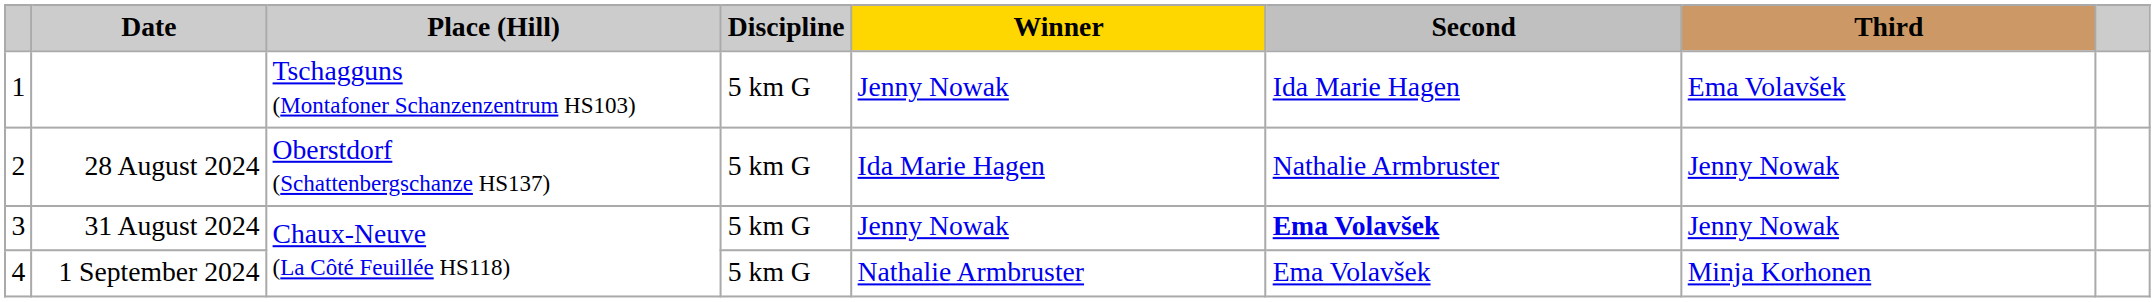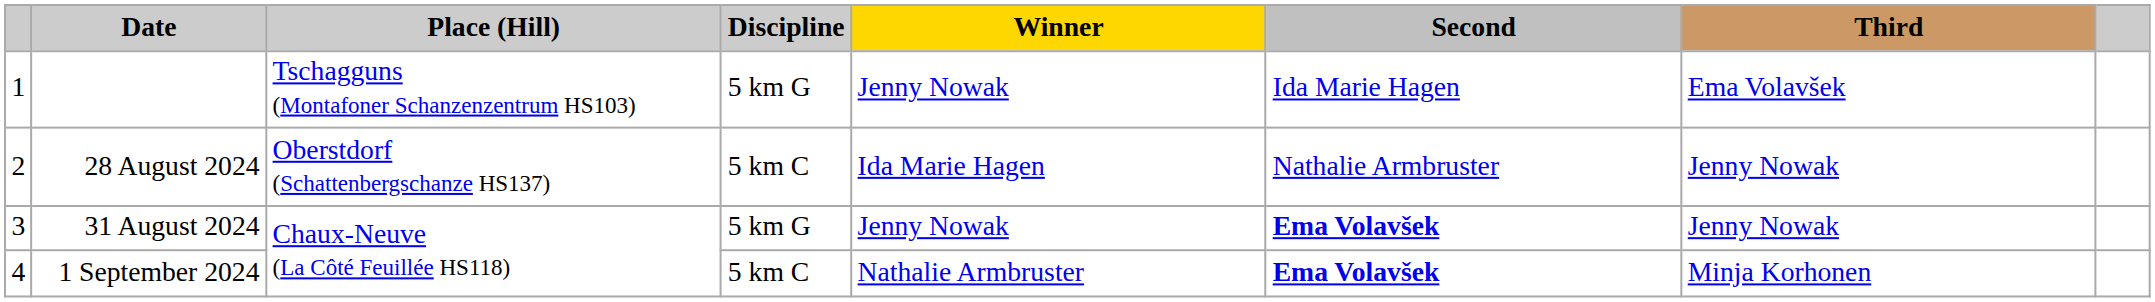(769, 165) 5 km G -> (769, 165) 5 km C
(769, 272) 5 km G -> (769, 272) 5 km C
(1352, 272) normal -> (1356, 272) bold
